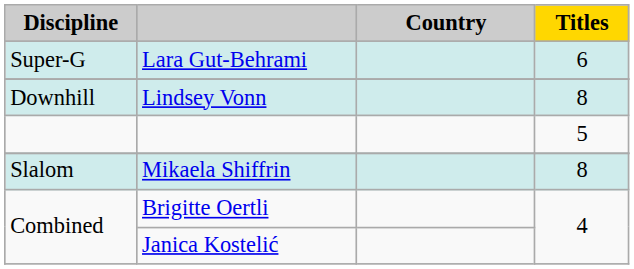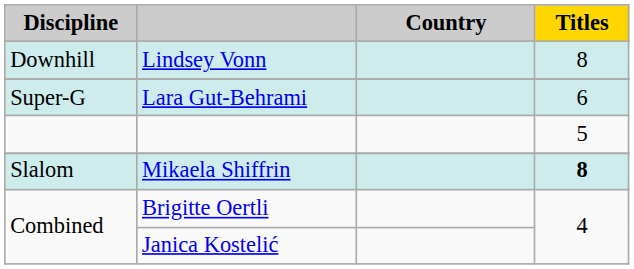rows swapped: (53, 96) <-> (48, 59)
(582, 170) normal -> (582, 170) bold
